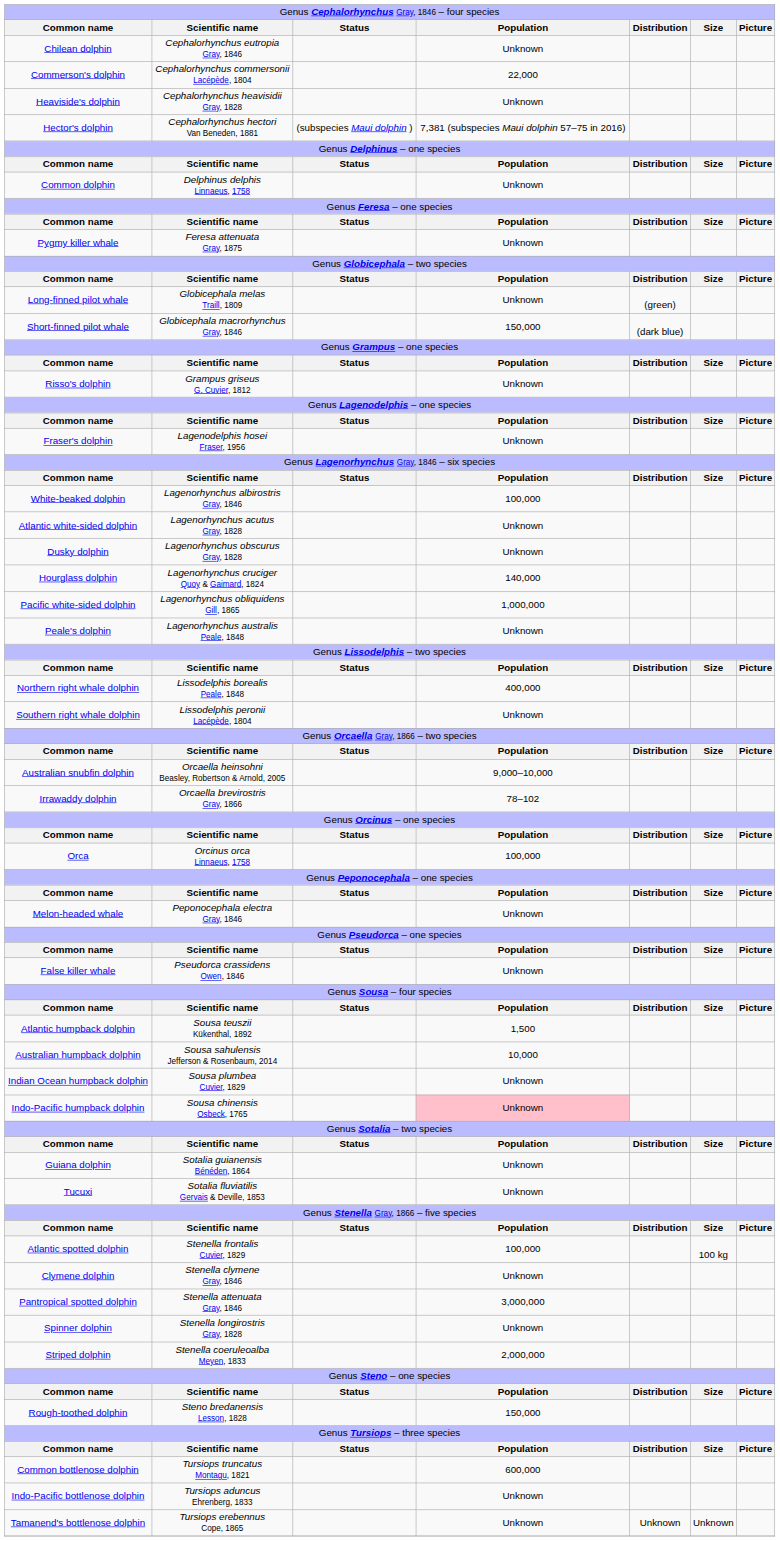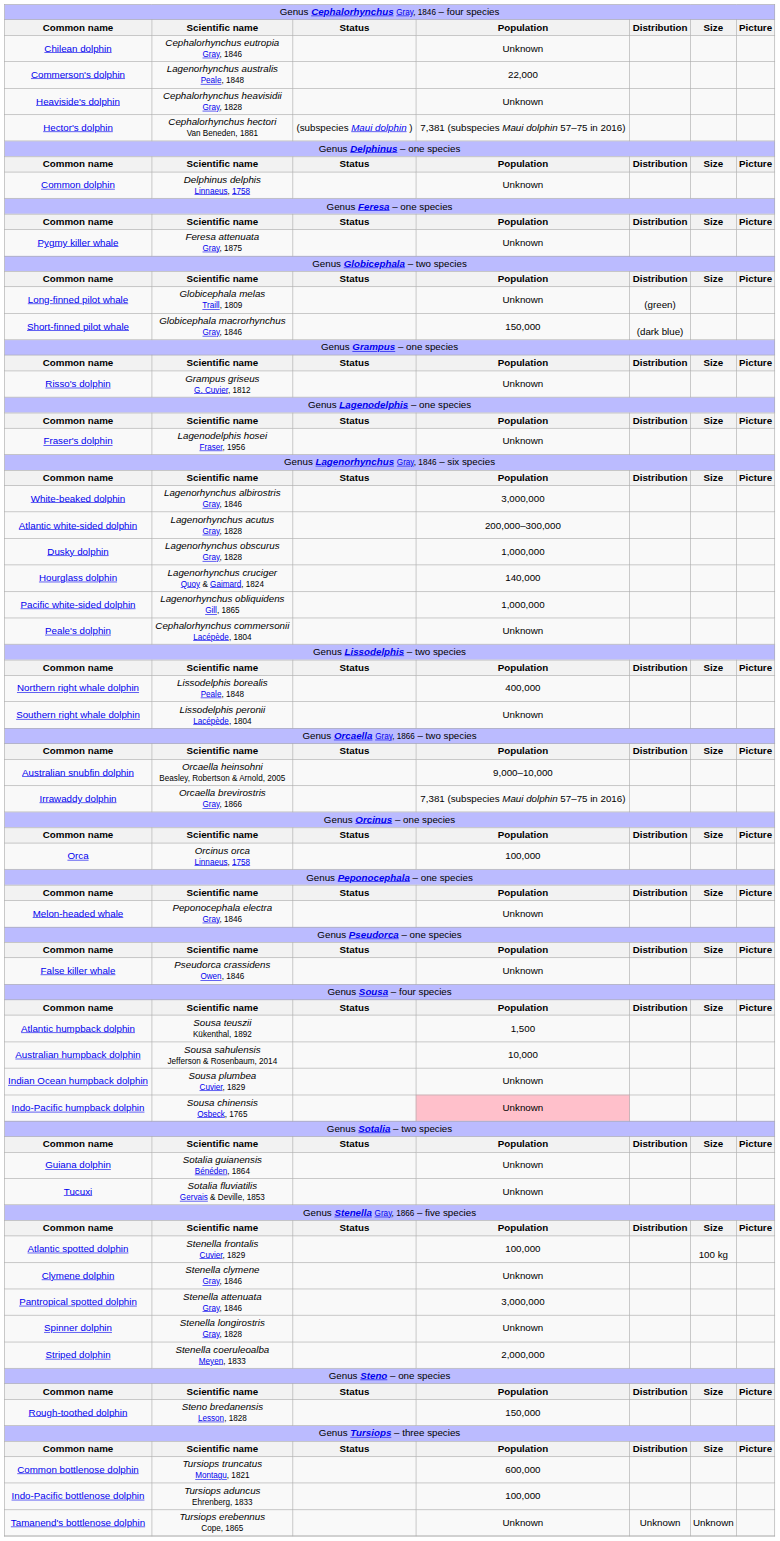(222, 75) Cephalorhynchus commersonii Lacépède, 1804 -> (222, 75) Lagenorhynchus australis Peale, 1848
(523, 499) 100,000 -> (523, 499) 3,000,000
(523, 525) Unknown -> (523, 525) 200,000–300,000
(523, 551) Unknown -> (523, 551) 1,000,000
(222, 631) Lagenorhynchus australis Peale, 1848 -> (222, 631) Cephalorhynchus commersonii Lacépède, 1804
(523, 799) 78–102 -> (523, 799) 7,381 (subspecies Maui dolphin 57–75 in 2016)
(523, 1496) Unknown -> (523, 1496) 100,000
